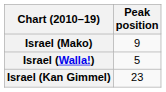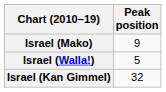(137, 78) 23 -> (137, 78) 32
